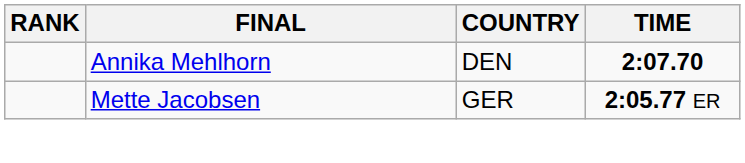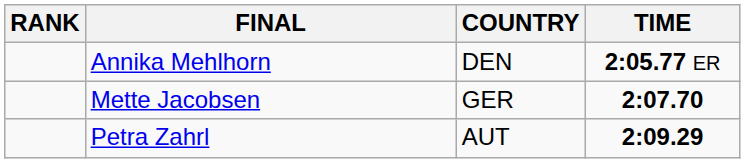(663, 61) 2:07.70 -> (663, 61) 2:05.77 ER
(663, 99) 2:05.77 ER -> (663, 99) 2:07.70
+ row: (150, 137)
